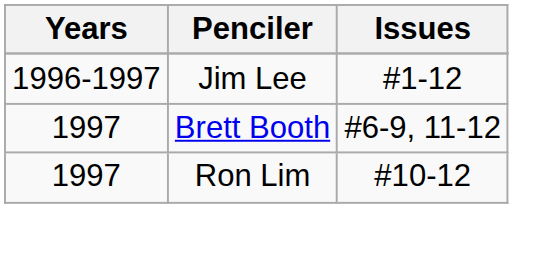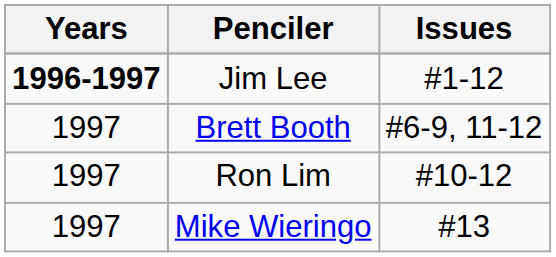(86, 78) normal -> (86, 78) bold
+ row: (273, 226)
